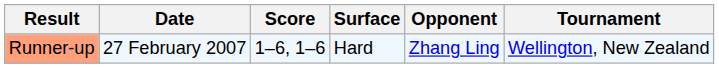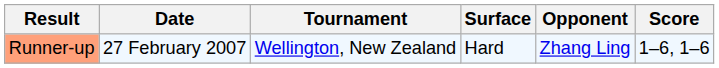columns swapped: (609, 18) <-> (290, 18)
